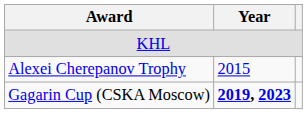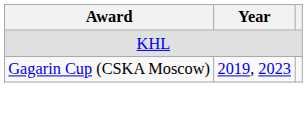- row: (97, 69)
(254, 95) bold -> (254, 69) normal
